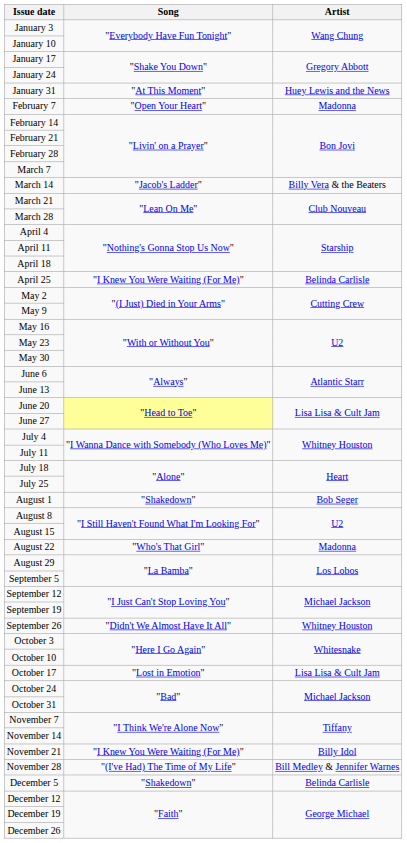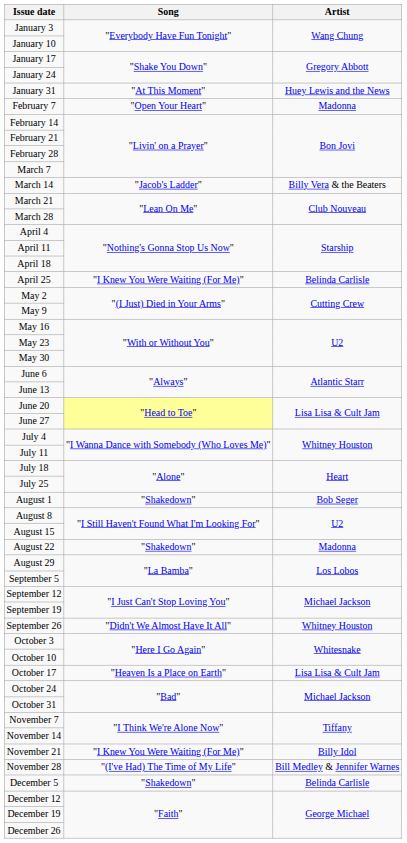(168, 547) "Who's That Girl" -> (168, 547) "Shakedown"
(168, 673) "Lost in Emotion" -> (168, 673) "Heaven Is a Place on Earth"
